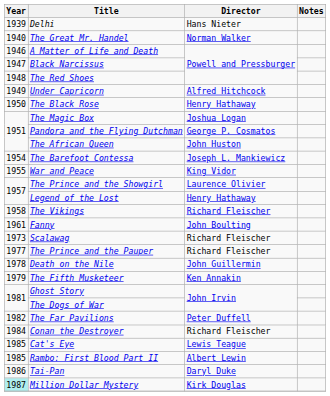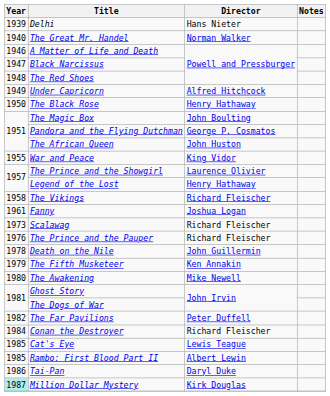(216, 118) Joshua Logan -> (219, 118) John Boulting
- row: (82, 158)
(219, 225) John Boulting -> (216, 211) Joshua Logan
(16, 251) 1977 -> (16, 238) 1976
+ row: (62, 278)
